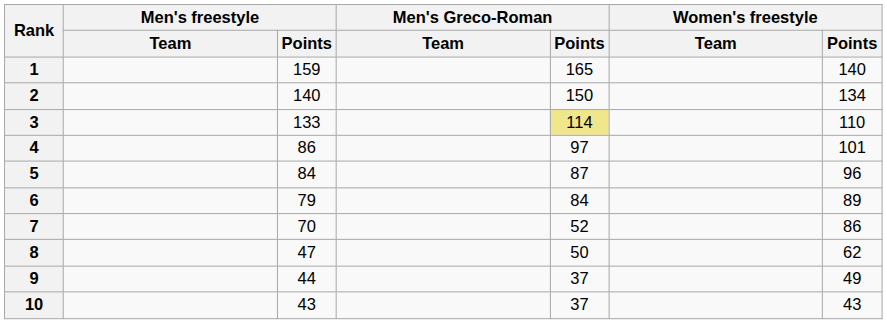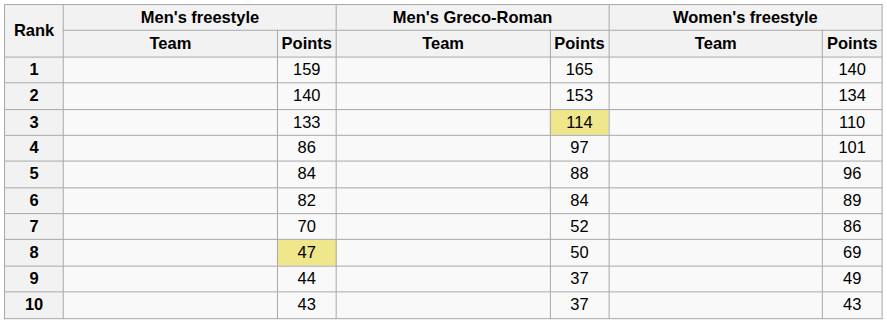(579, 95) 150 -> (579, 95) 153
(579, 174) 87 -> (579, 174) 88
(307, 200) 79 -> (307, 200) 82
(307, 252) no background -> (307, 252) khaki background
(852, 252) 62 -> (852, 252) 69
